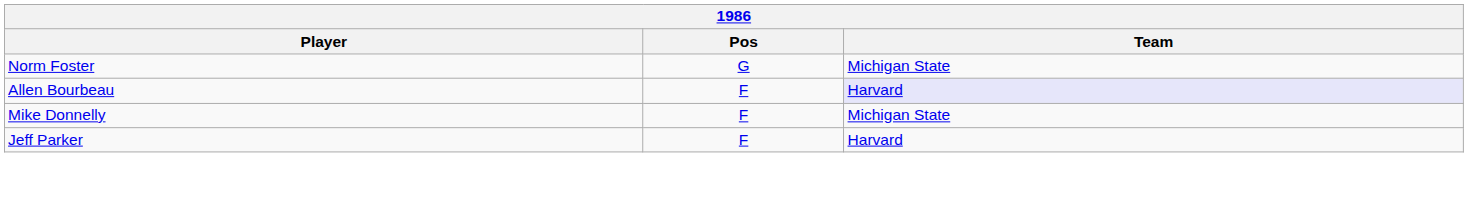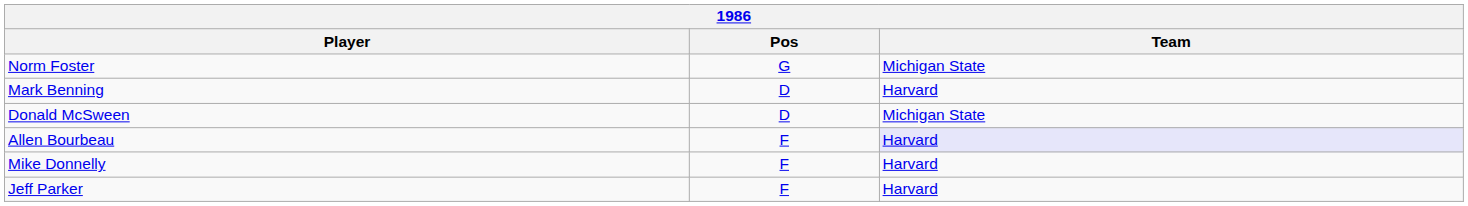+ row: (56, 90)
+ row: (69, 115)
(899, 115) Michigan State -> (910, 164) Harvard
